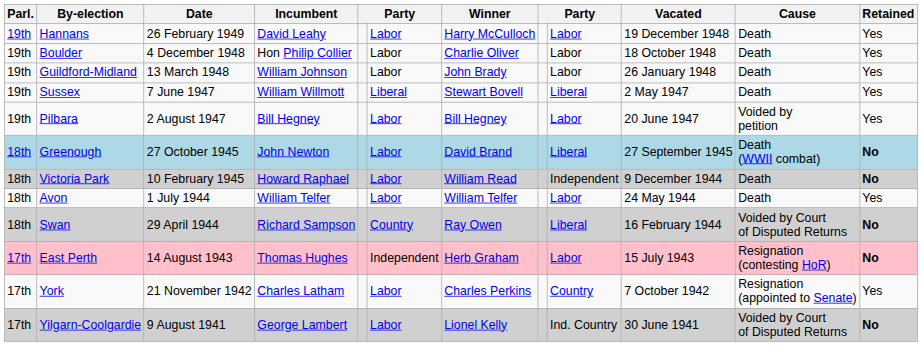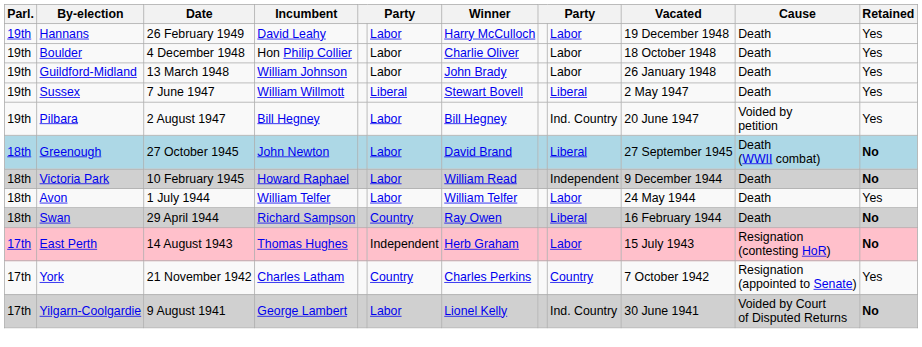(566, 118) Labor -> (584, 118) Ind. Country
(793, 224) Voided by Court of Disputed Returns -> (755, 217) Death
(386, 291) Labor -> (392, 277) Country
